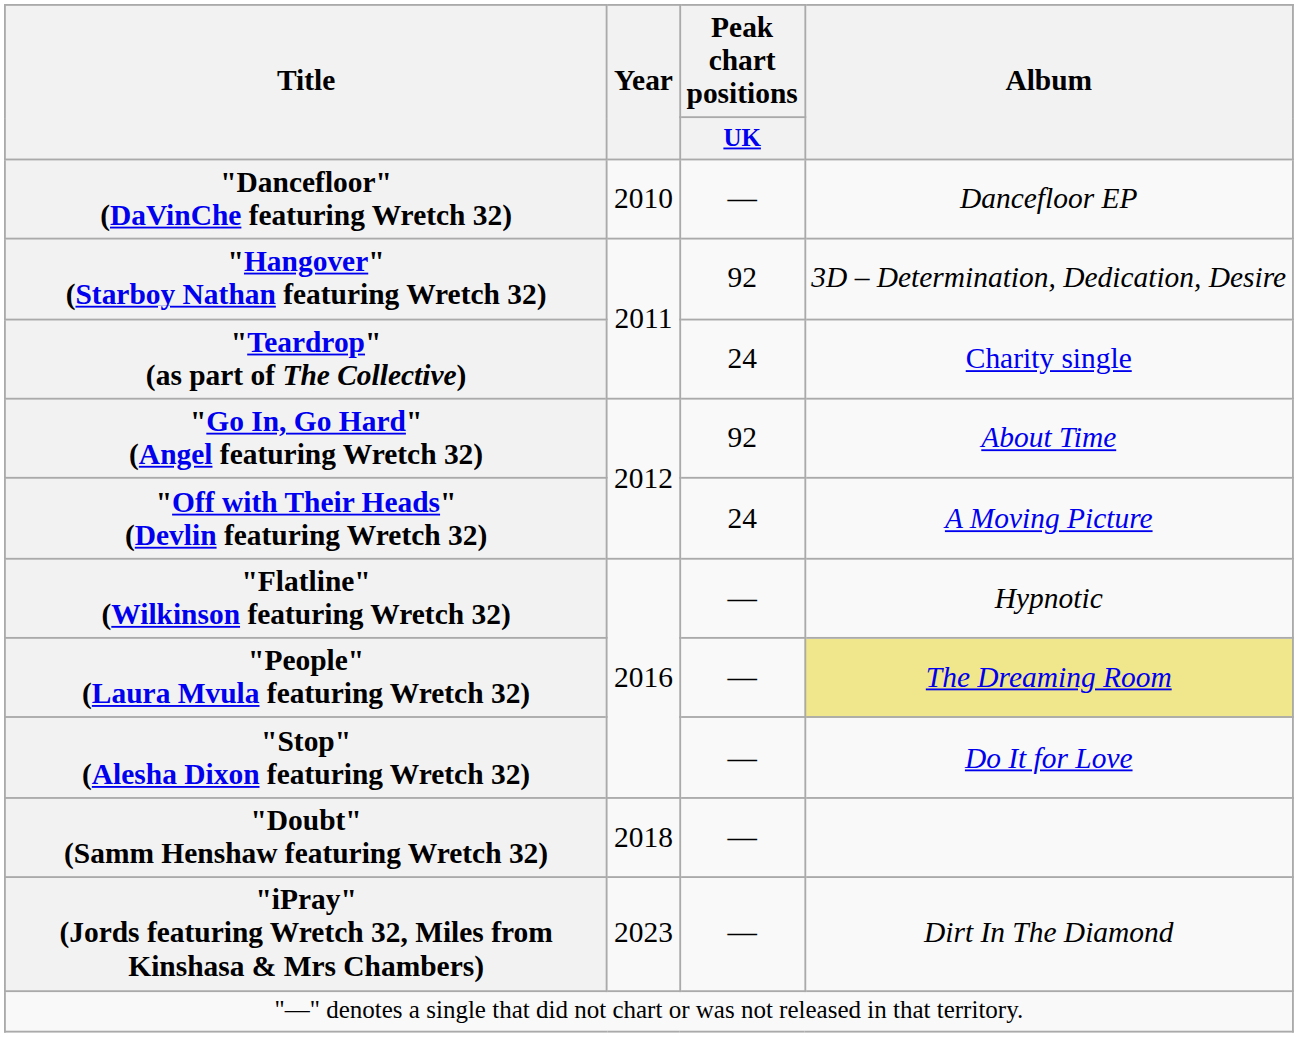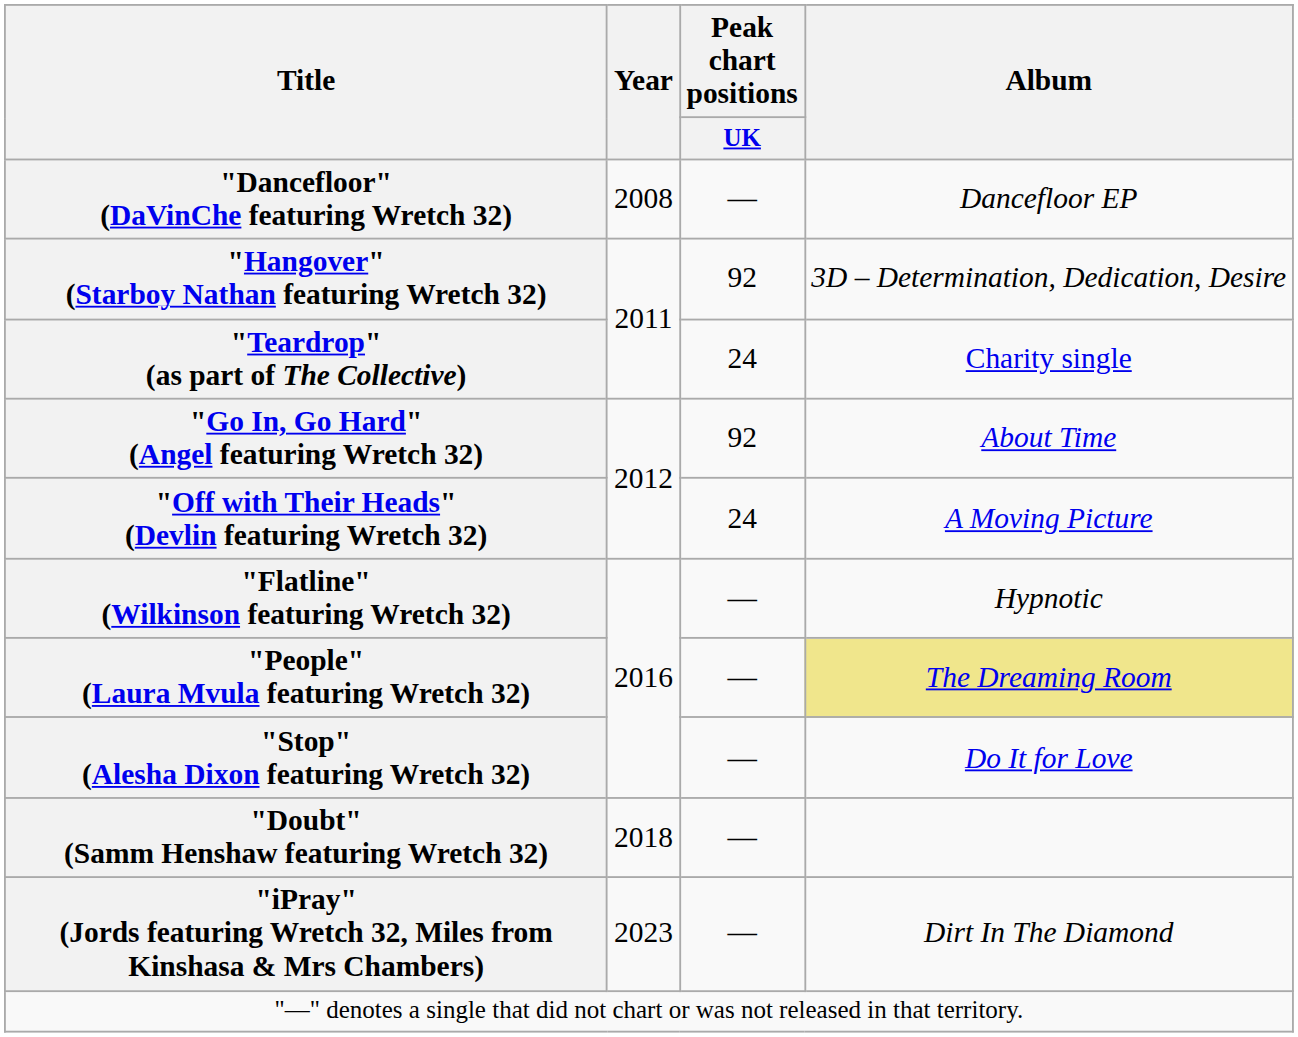(644, 198) 2010 -> (644, 198) 2008
